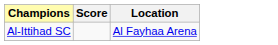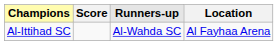+ column: (147, 13)
